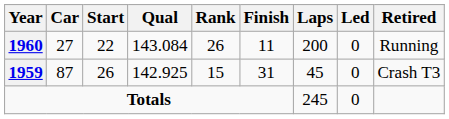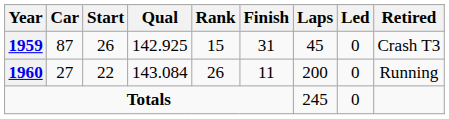rows swapped: (26, 72) <-> (26, 45)
